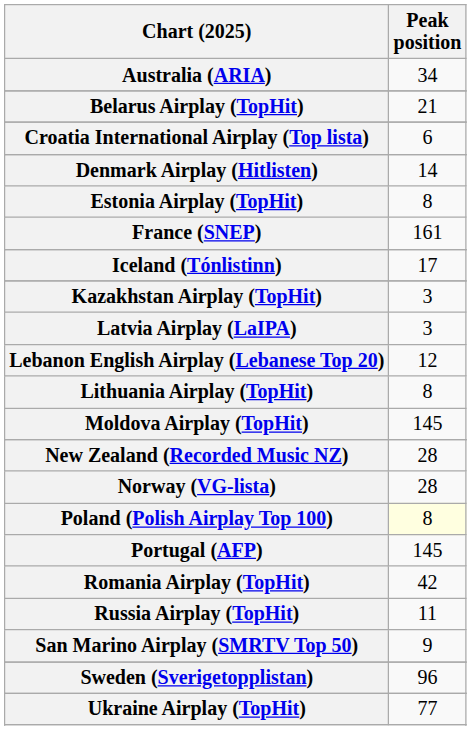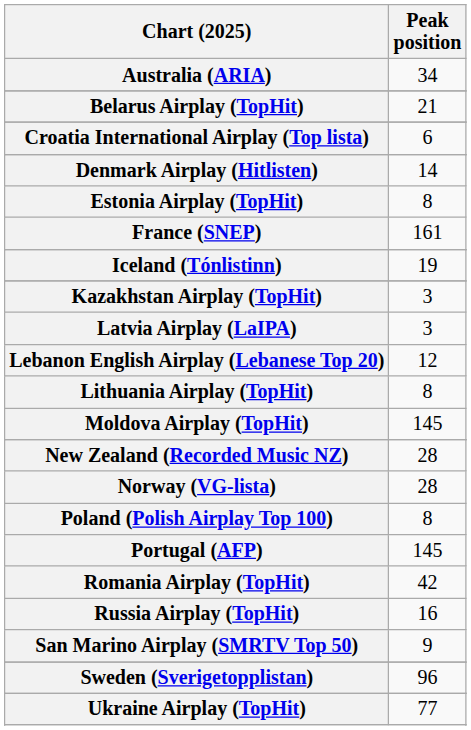(427, 264) 17 -> (427, 264) 19
(427, 518) lightyellow background -> (427, 518) no background
(427, 613) 11 -> (427, 613) 16
